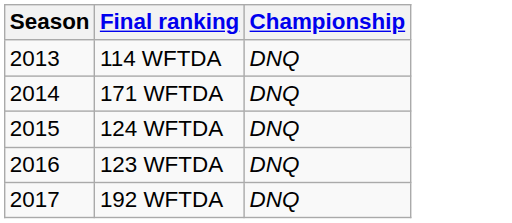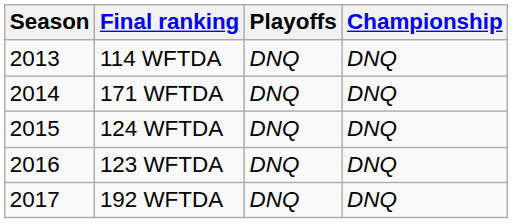+ column: (293, 22)
